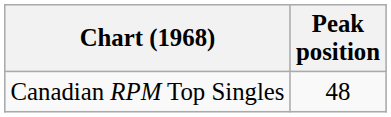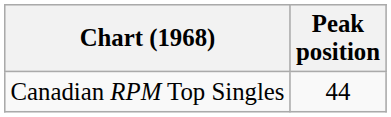(338, 91) 48 -> (338, 91) 44
